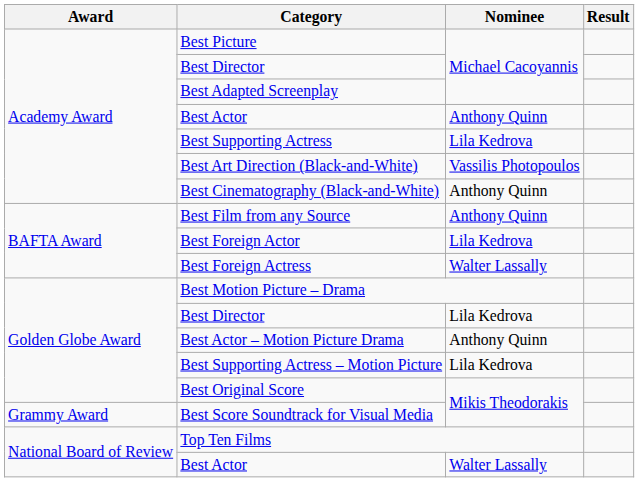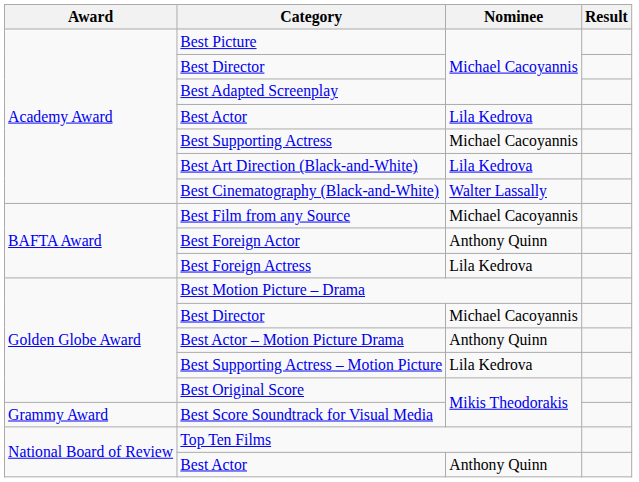(498, 116) Anthony Quinn -> (491, 116) Lila Kedrova
(491, 141) Lila Kedrova -> (514, 141) Michael Cacoyannis
(514, 166) Vassilis Photopoulos -> (491, 166) Lila Kedrova
(498, 191) Anthony Quinn -> (498, 191) Walter Lassally
(498, 215) Anthony Quinn -> (514, 215) Michael Cacoyannis
(491, 240) Lila Kedrova -> (498, 240) Anthony Quinn
(498, 265) Walter Lassally -> (491, 265) Lila Kedrova
(491, 315) Lila Kedrova -> (514, 315) Michael Cacoyannis
(498, 464) Walter Lassally -> (498, 464) Anthony Quinn
